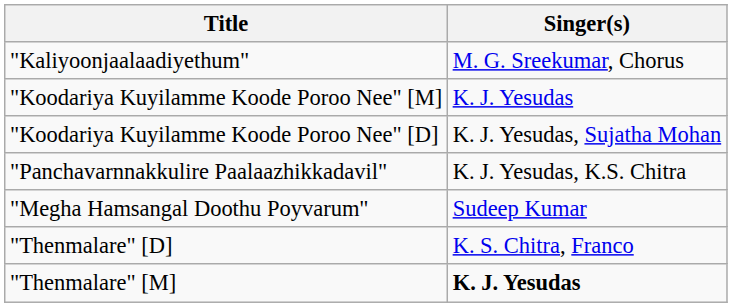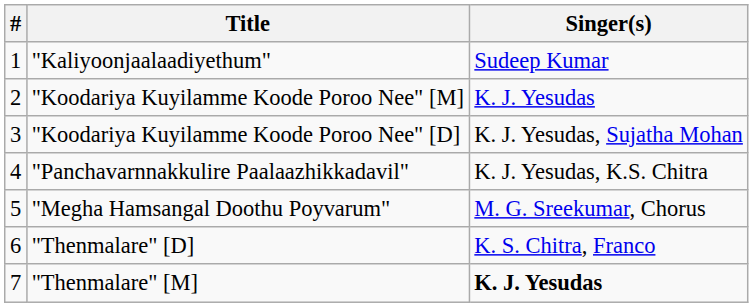+ column: (16, 23)
(568, 60) M. G. Sreekumar, Chorus -> (541, 60) Sudeep Kumar
(520, 208) Sudeep Kumar -> (590, 208) M. G. Sreekumar, Chorus
